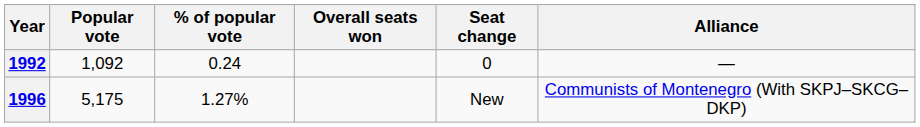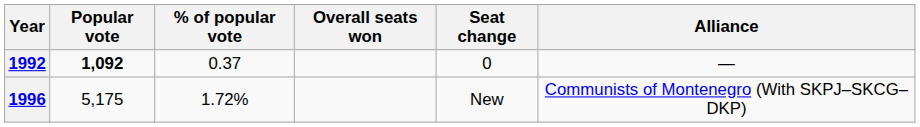(102, 63) normal -> (102, 63) bold
(225, 63) 0.24 -> (225, 63) 0.37
(225, 99) 1.27% -> (225, 99) 1.72%
